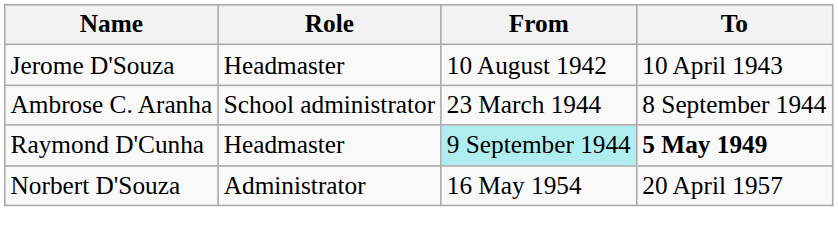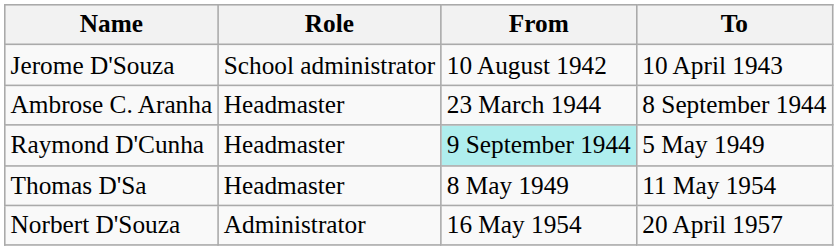(284, 64) Headmaster -> (329, 64) School administrator
(329, 104) School administrator -> (284, 104) Headmaster
(705, 144) bold -> (703, 144) normal
+ row: (79, 184)
